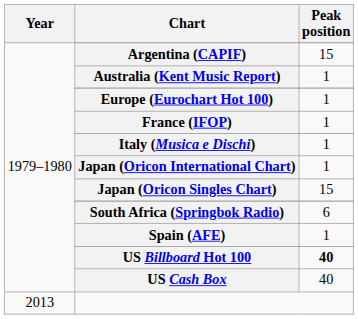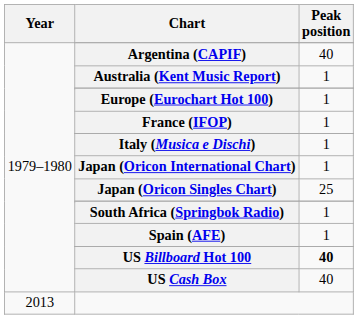(326, 54) 15 -> (326, 54) 40
(326, 189) 15 -> (326, 189) 25
(326, 212) 6 -> (326, 212) 1
